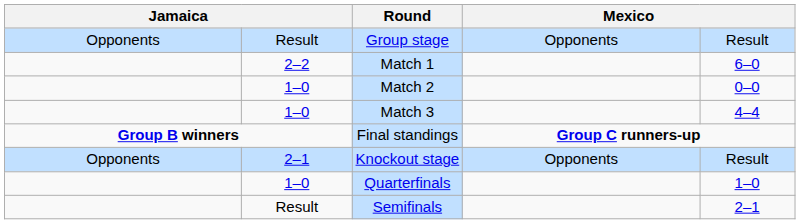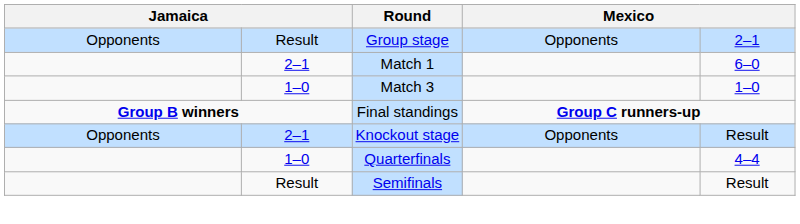(747, 40) Result -> (747, 40) 2–1
(297, 64) 2–2 -> (297, 64) 2–1
- row: (407, 87)
(747, 111) 4–4 -> (747, 87) 1–0
(747, 183) 1–0 -> (747, 159) 4–4
(747, 207) 2–1 -> (747, 183) Result
